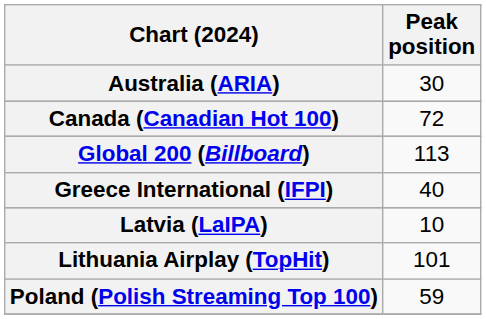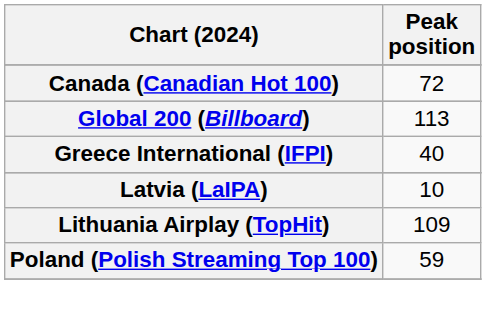- row: (194, 82)
(432, 260) 101 -> (432, 225) 109
